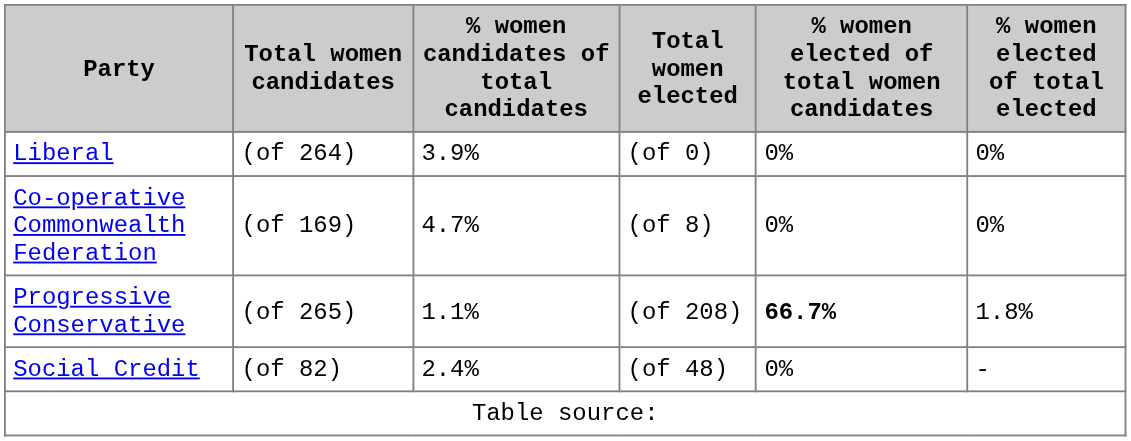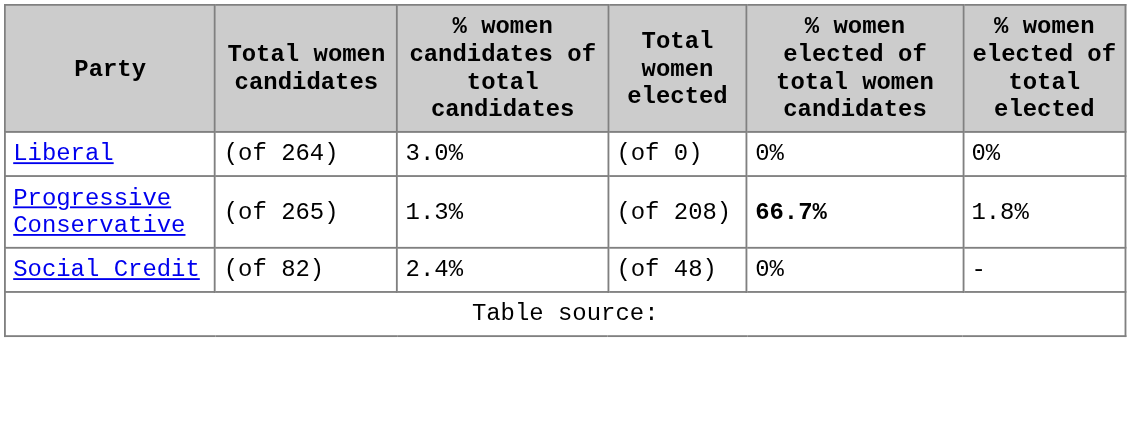(450, 154) 3.9% -> (434, 154) 3.0%
- row: (99, 226)
(450, 311) 1.1% -> (434, 212) 1.3%
